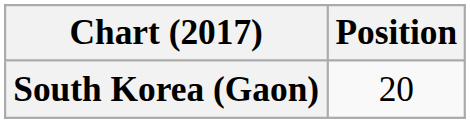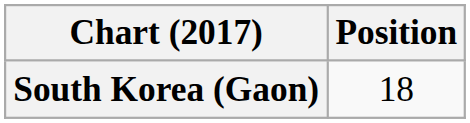(396, 88) 20 -> (396, 88) 18
